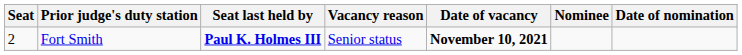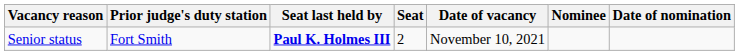columns swapped: (21, 15) <-> (376, 15)
(489, 38) bold -> (487, 38) normal
